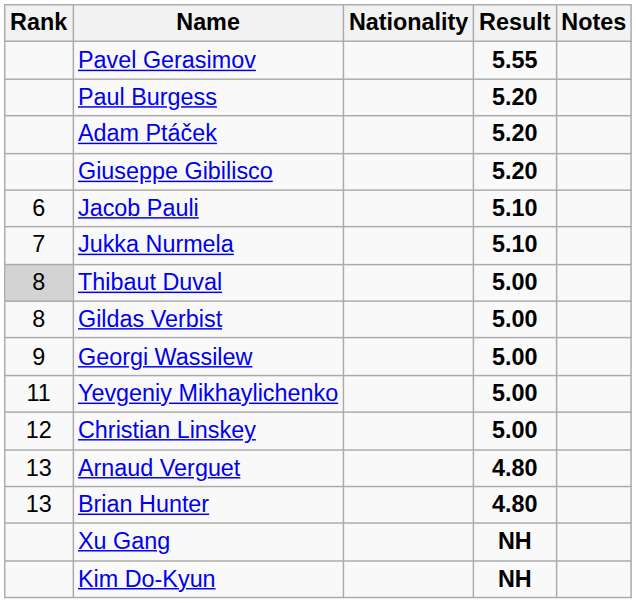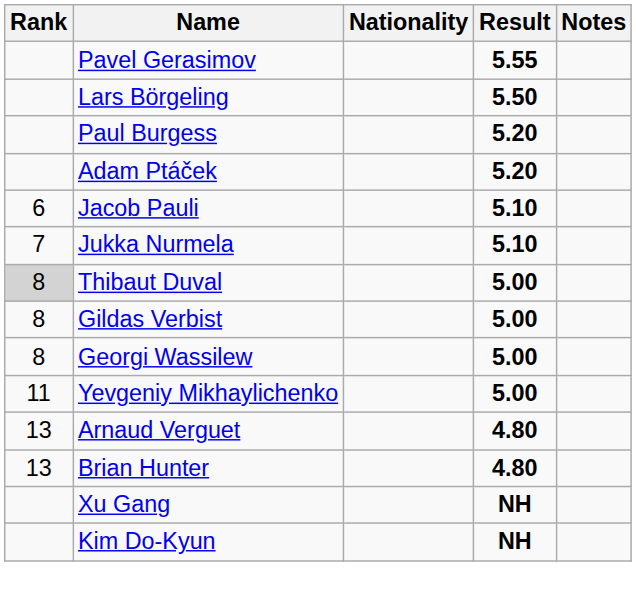+ row: (153, 97)
- row: (175, 171)
(39, 356) 9 -> (39, 356) 8
- row: (167, 430)
